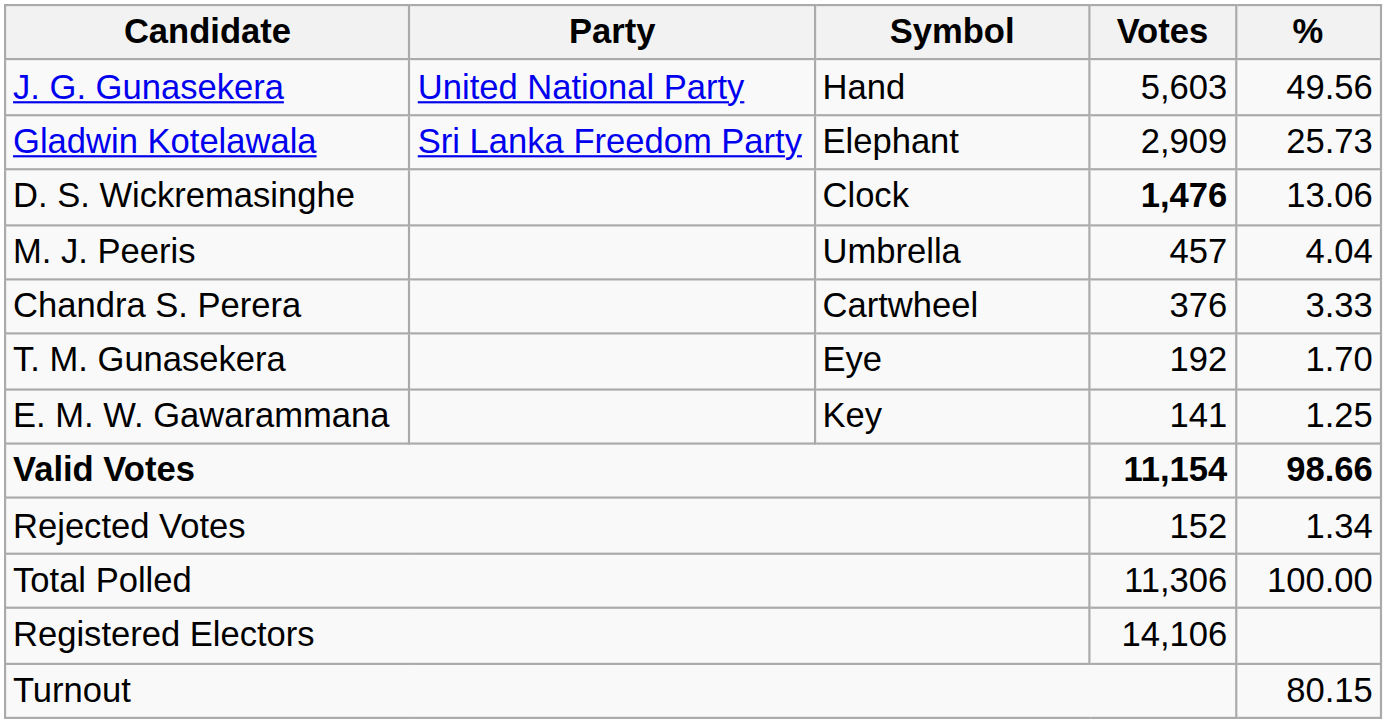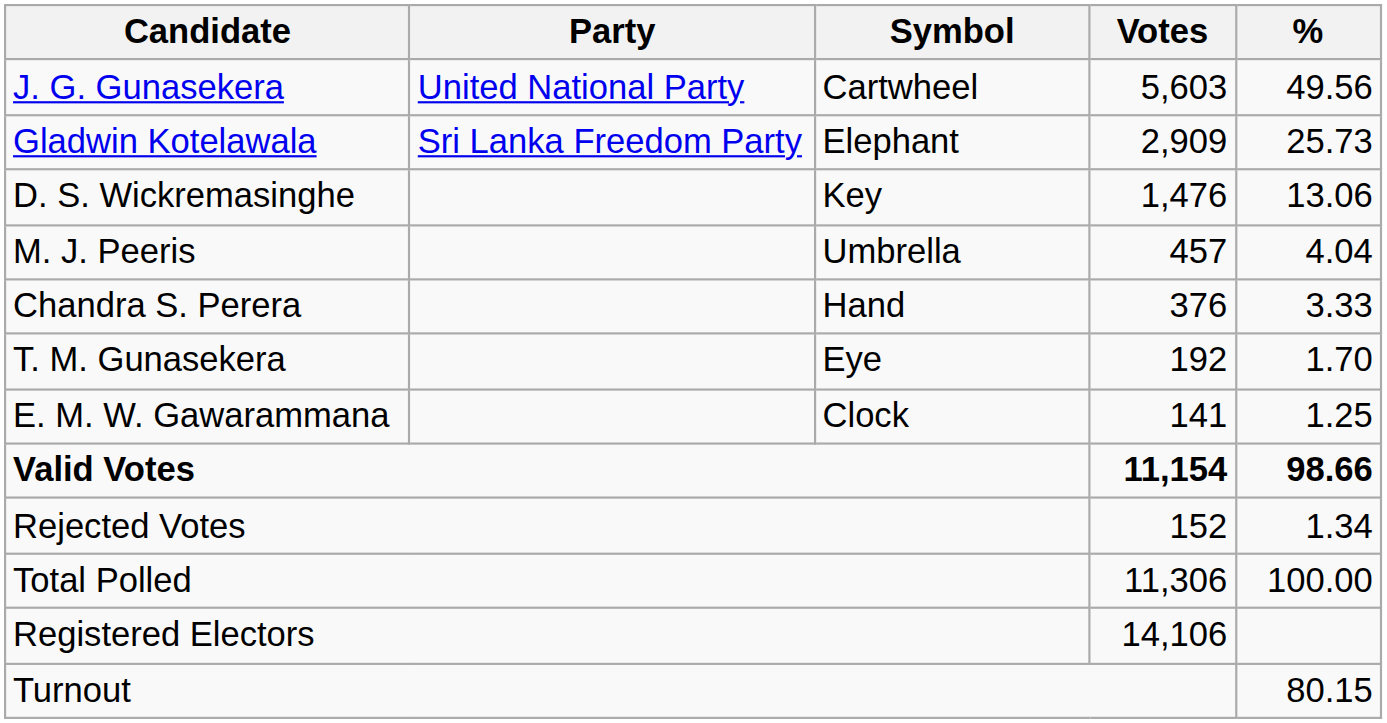(864, 86) Hand -> (900, 86) Cartwheel
(866, 196) Clock -> (852, 196) Key
(1184, 196) bold -> (1184, 196) normal
(900, 305) Cartwheel -> (864, 305) Hand
(852, 415) Key -> (866, 415) Clock
